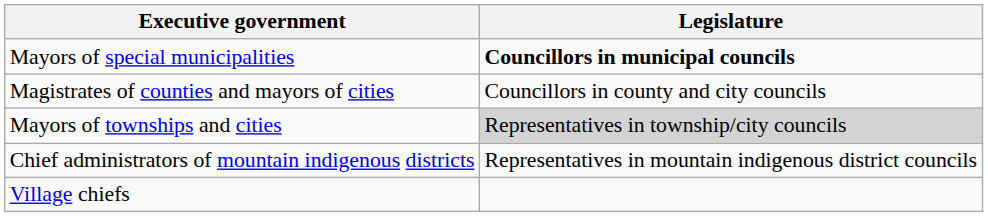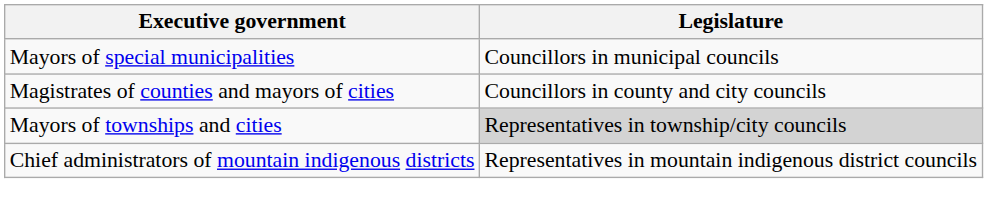(640, 56) bold -> (632, 56) normal
- row: (70, 194)
